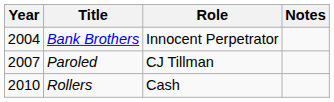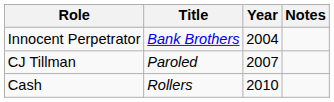columns swapped: (24, 16) <-> (212, 16)
